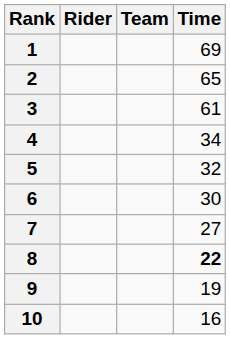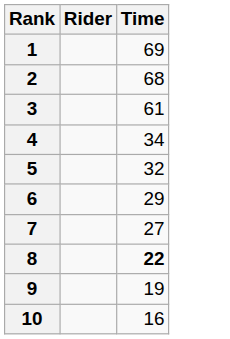- column: (145, 19)
(211, 79) 65 -> (154, 79) 68
(211, 199) 30 -> (154, 199) 29
